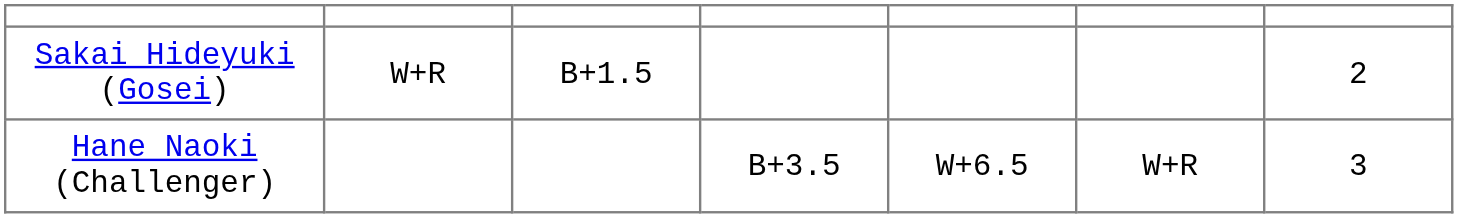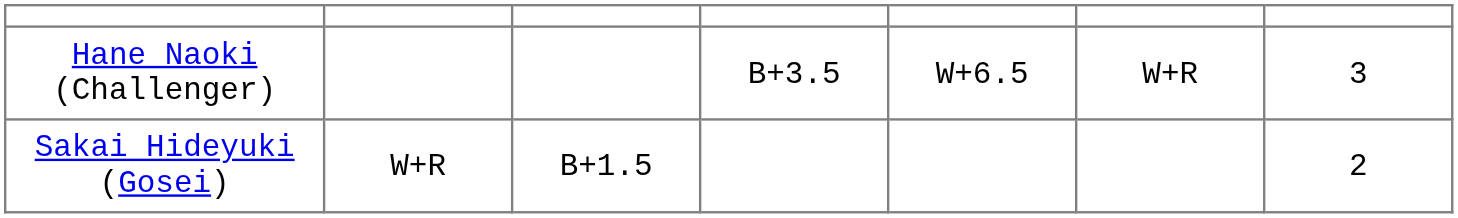rows swapped: (165, 73) <-> (165, 166)
